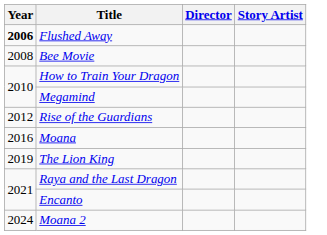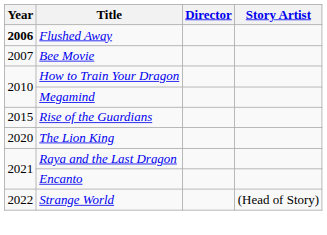(20, 55) 2008 -> (20, 55) 2007
(20, 117) 2012 -> (20, 117) 2015
- row: (58, 138)
(20, 158) 2019 -> (20, 138) 2020
+ row: (77, 199)
- row: (63, 220)
